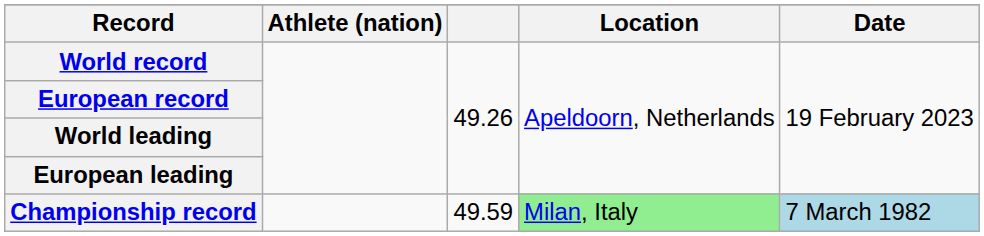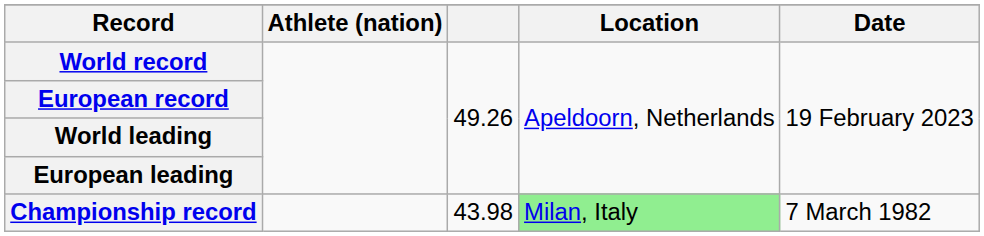(483, 212) 49.59 -> (483, 212) 43.98
(858, 212) lightblue background -> (858, 212) no background
